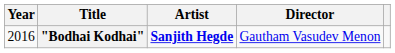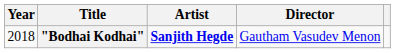(21, 36) 2016 -> (21, 36) 2018
